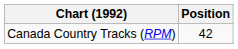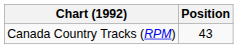(206, 33) 42 -> (206, 33) 43
